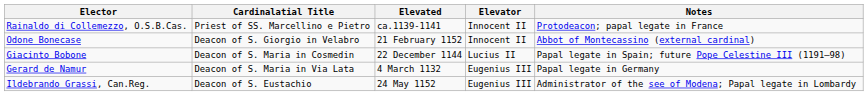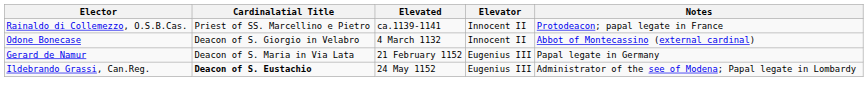(420, 40) 21 February 1152 -> (409, 40) 4 March 1132
- row: (46, 55)
(409, 69) 4 March 1132 -> (420, 55) 21 February 1152
(253, 84) normal -> (253, 69) bold
